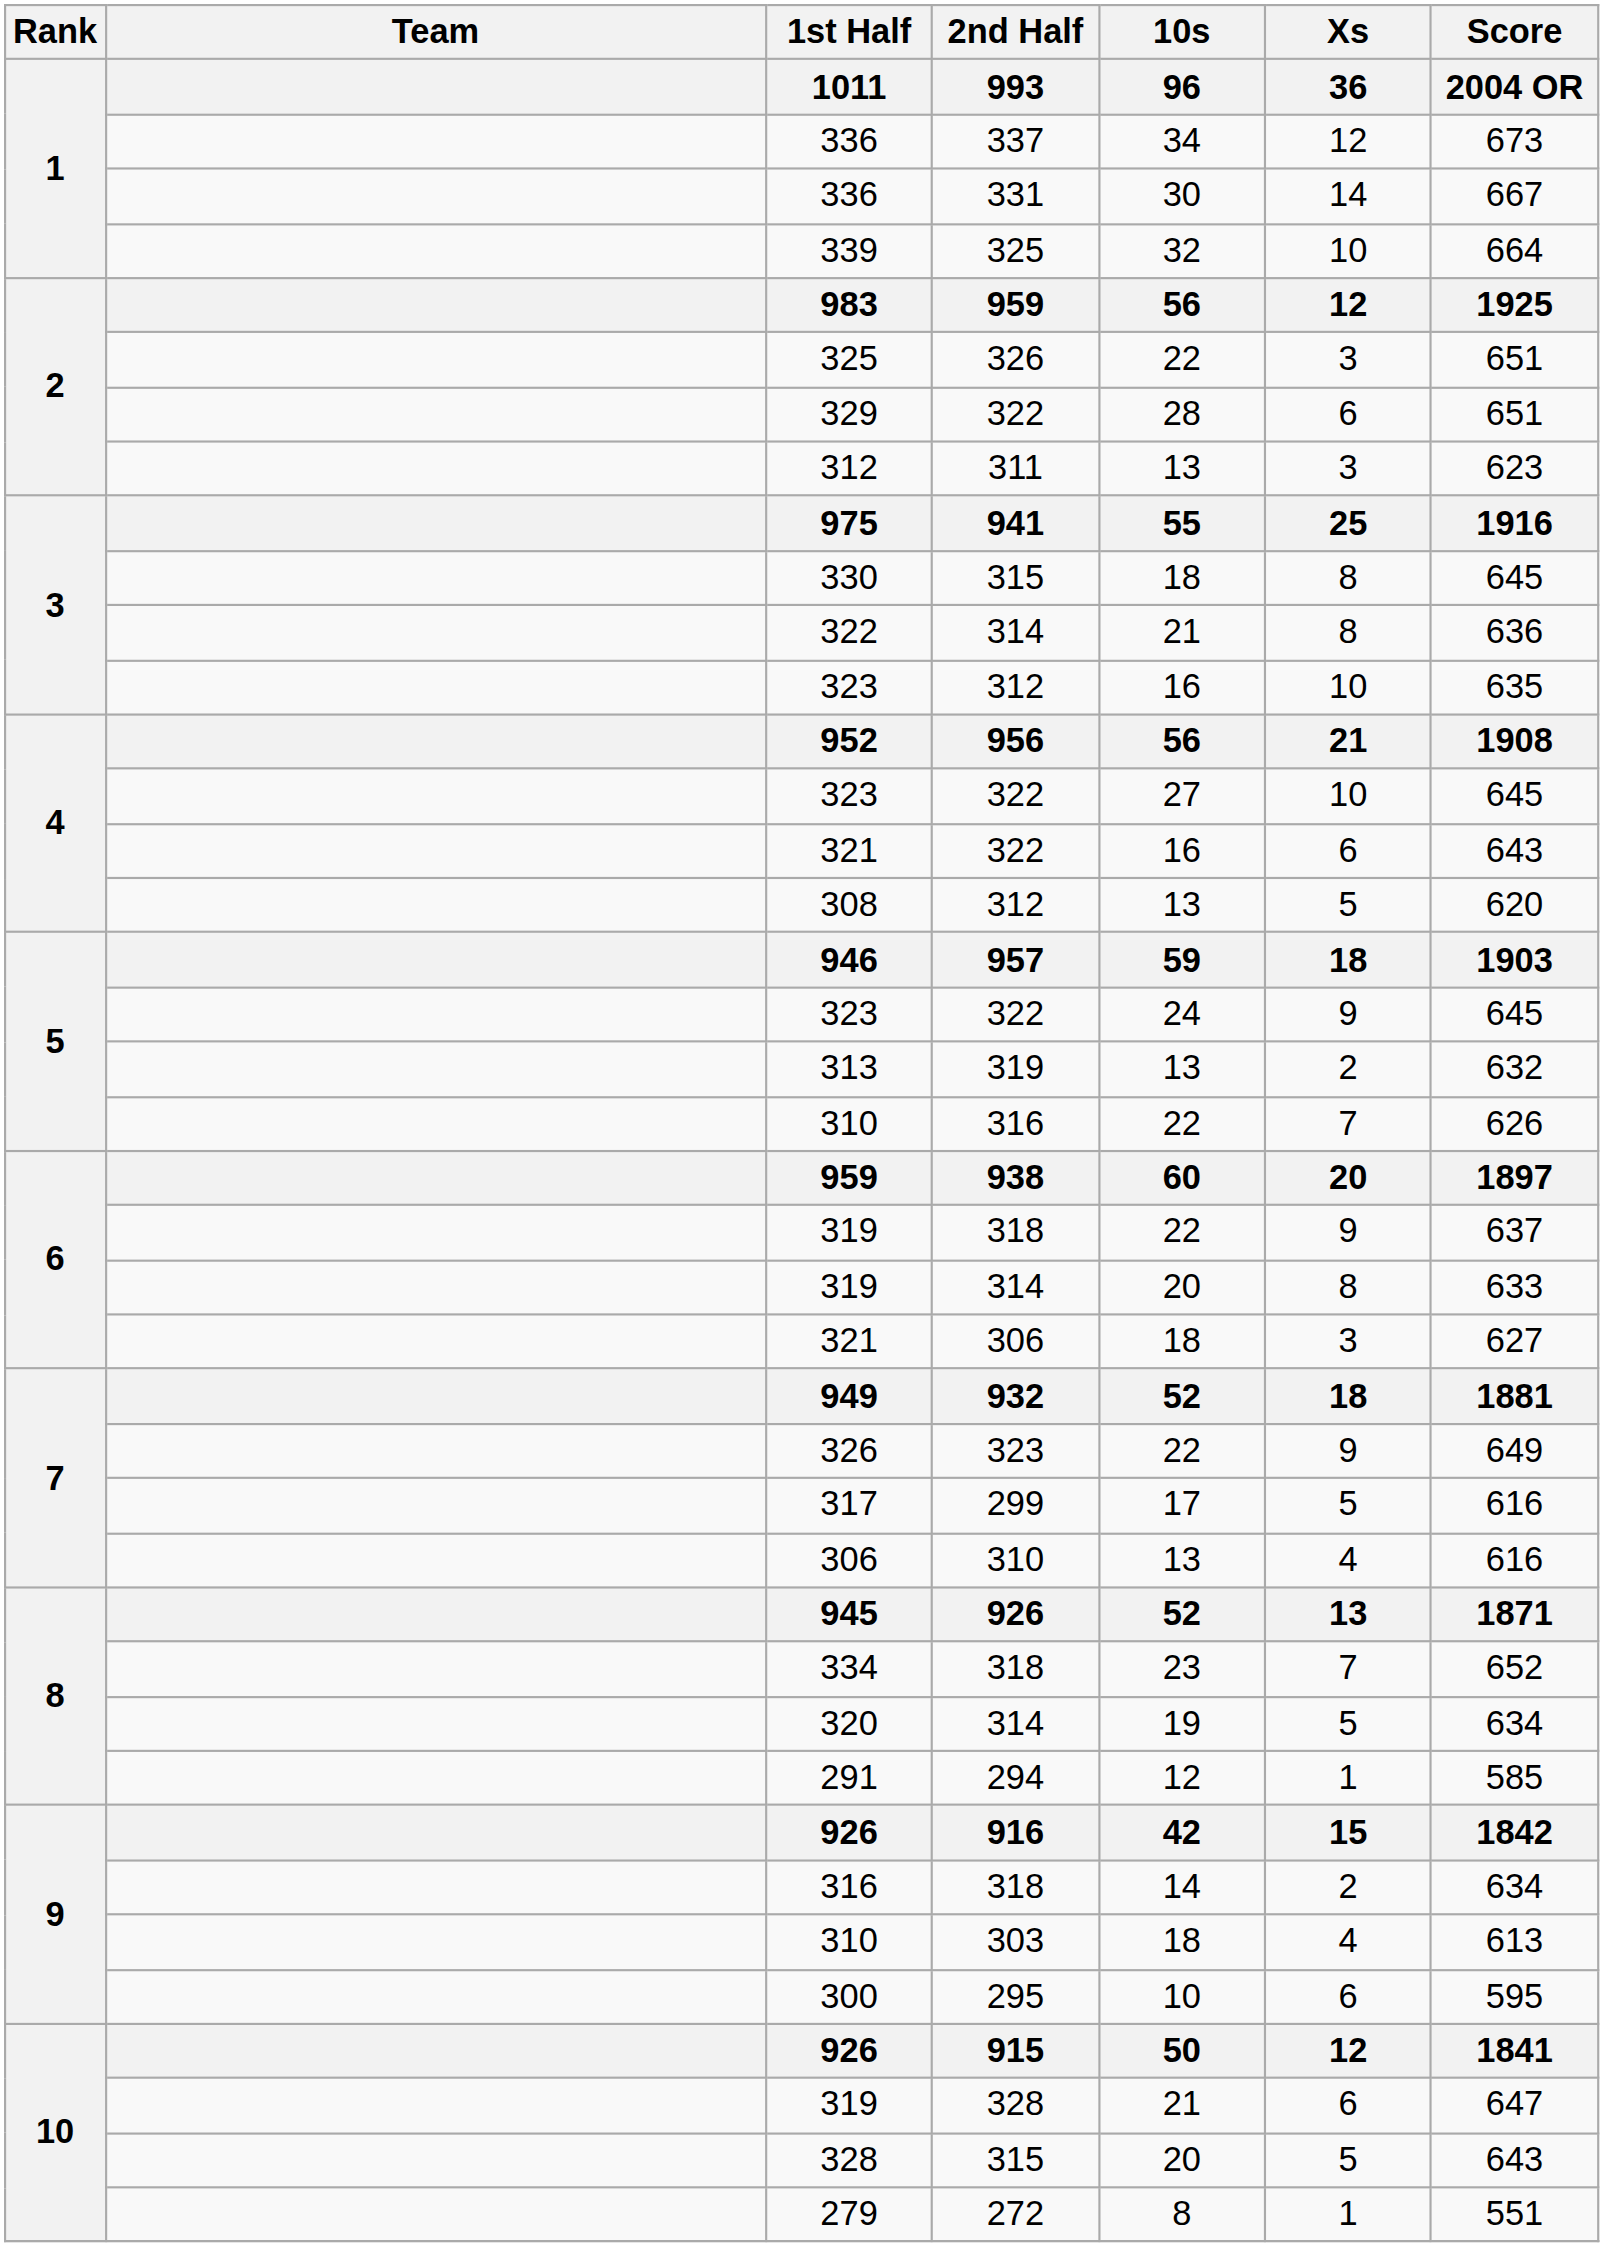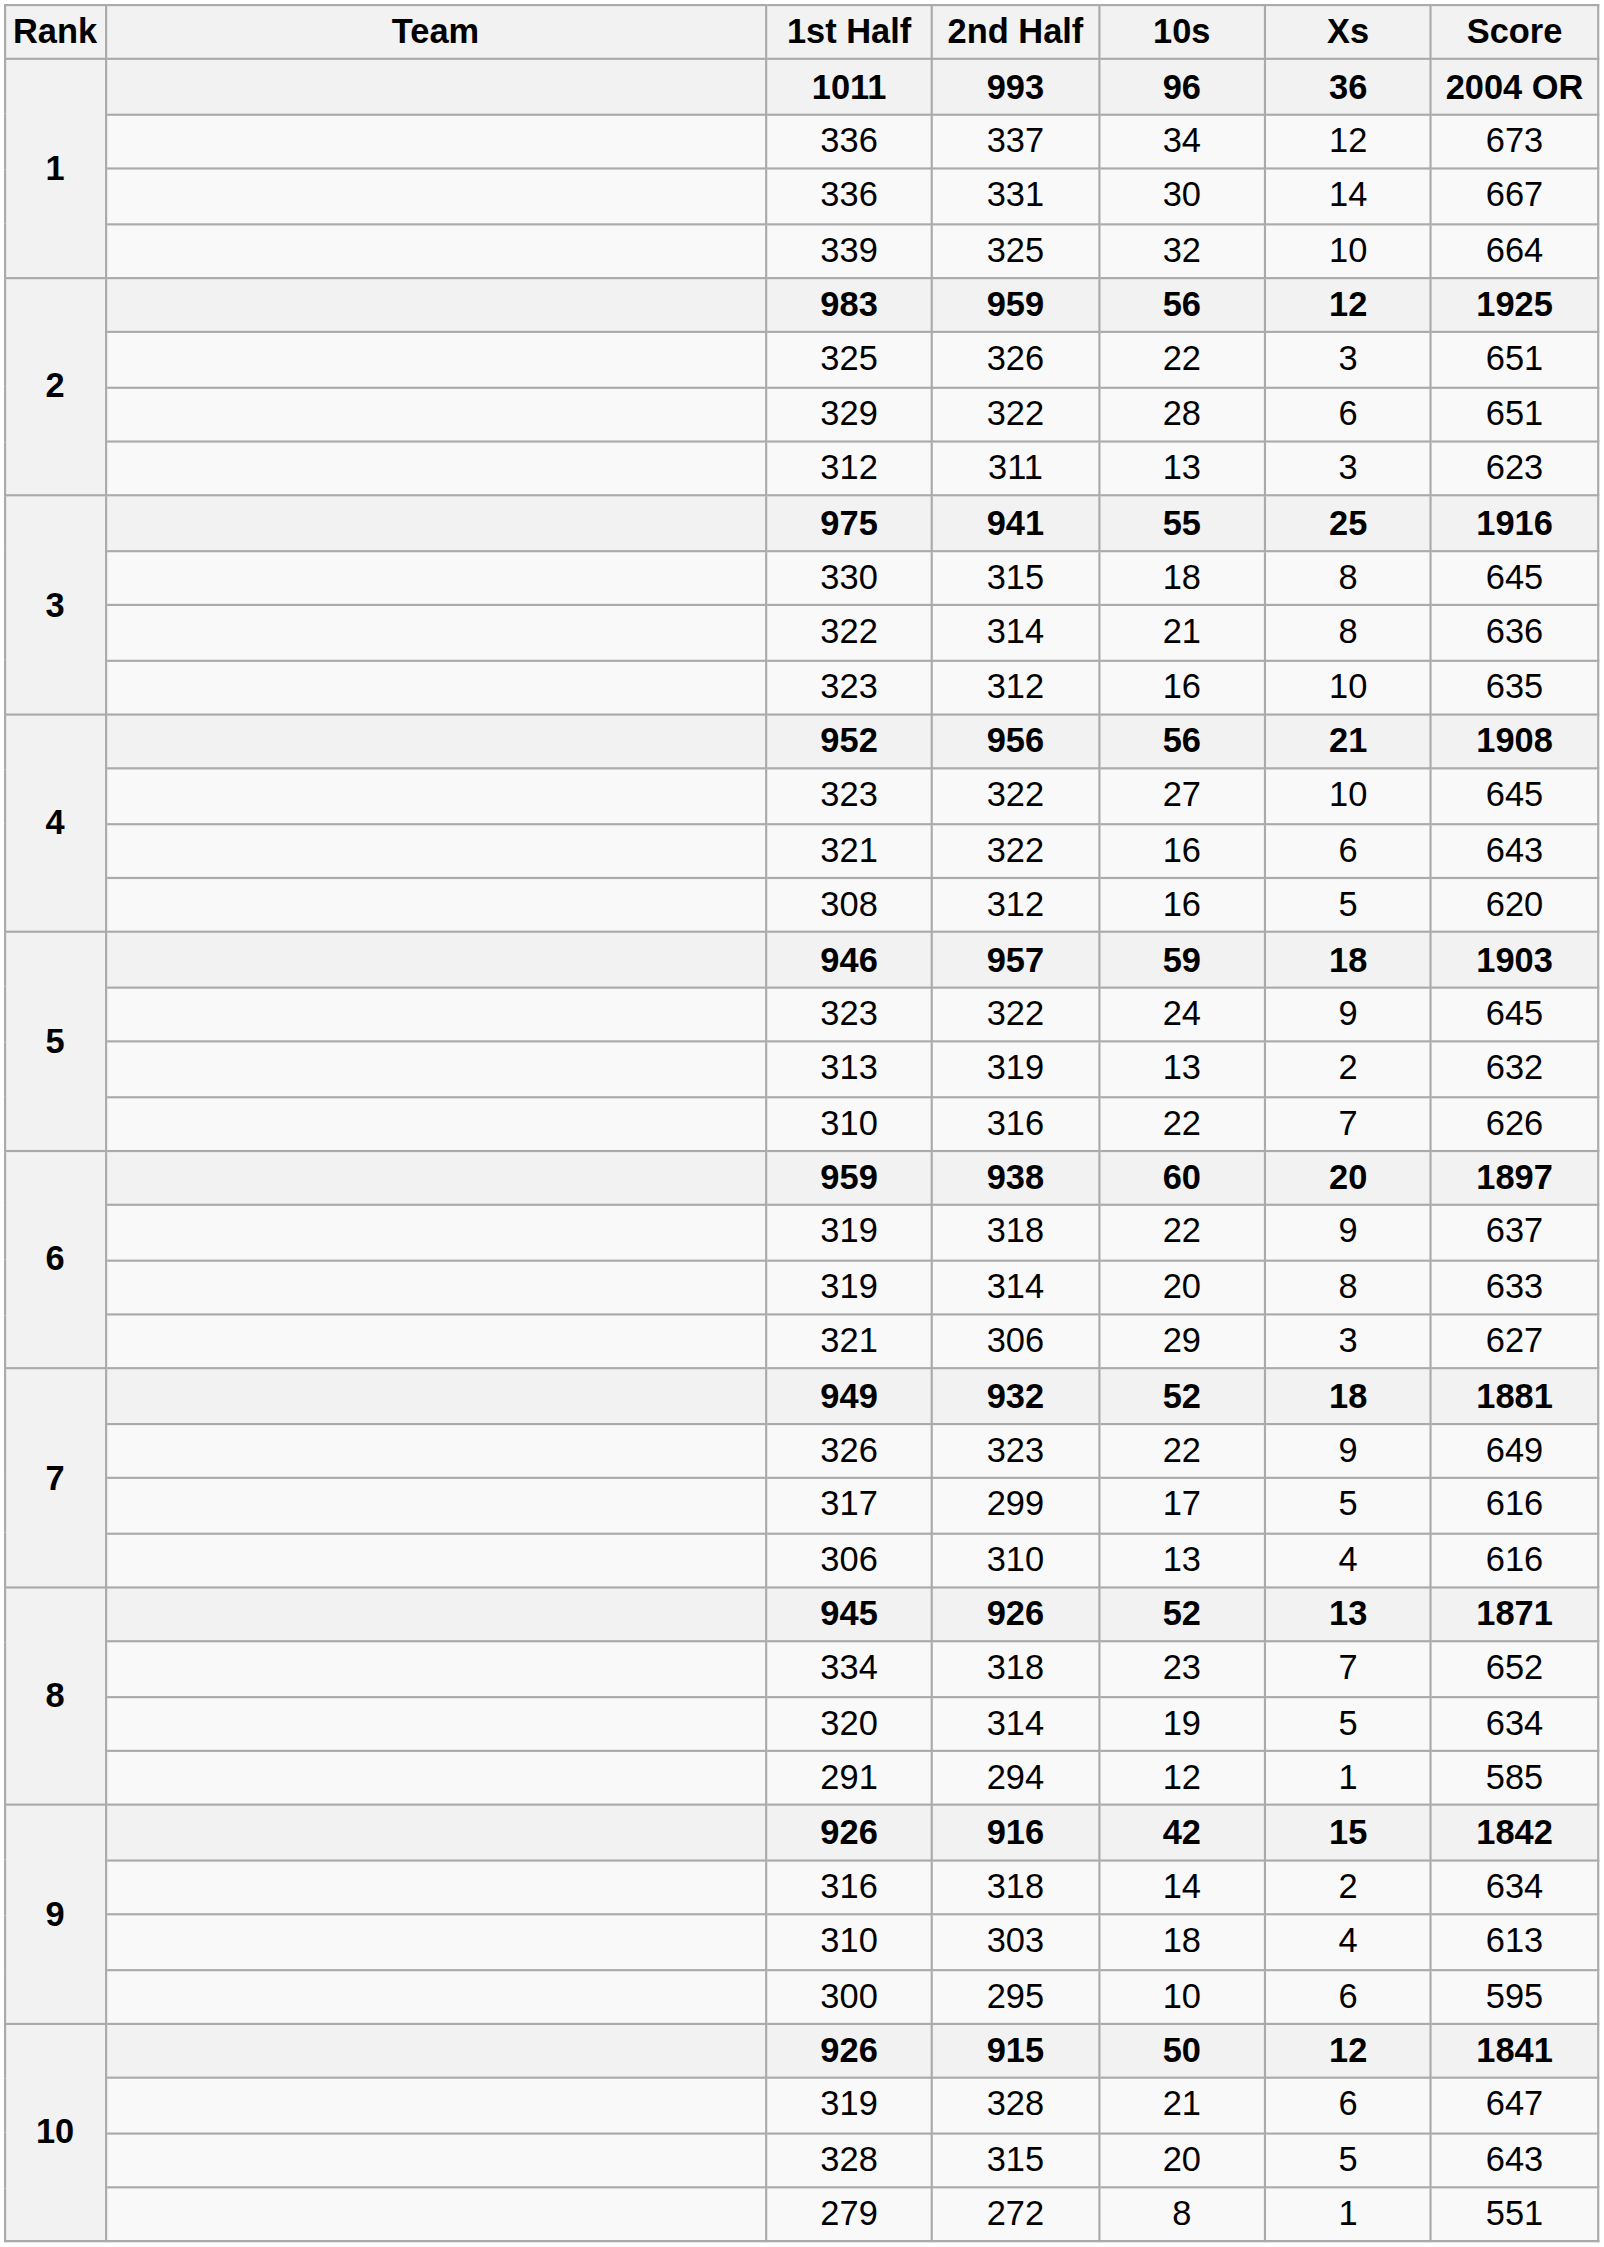(1182, 904) 13 -> (1182, 904) 16
(1182, 1341) 18 -> (1182, 1341) 29
